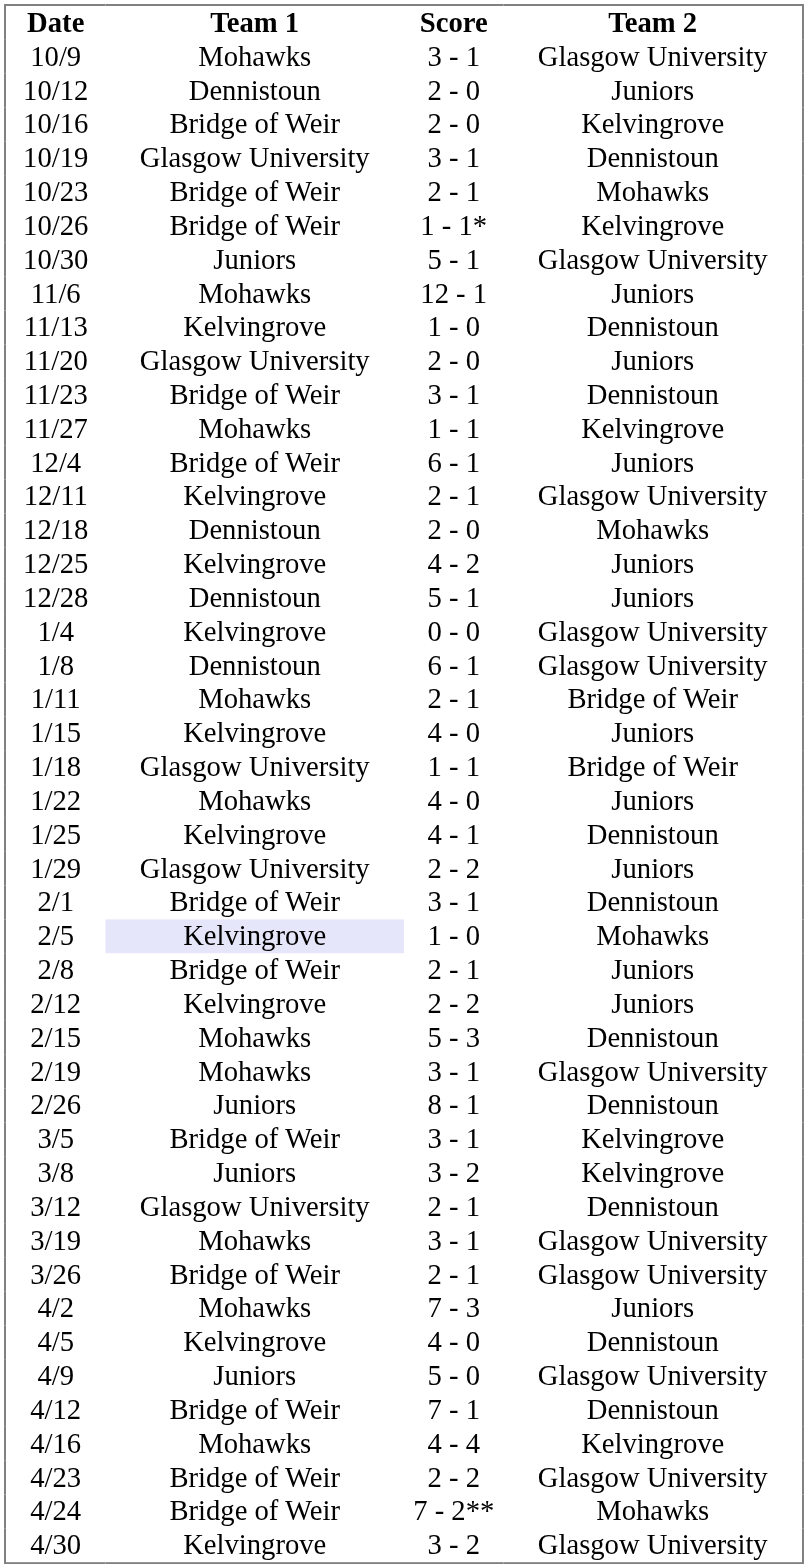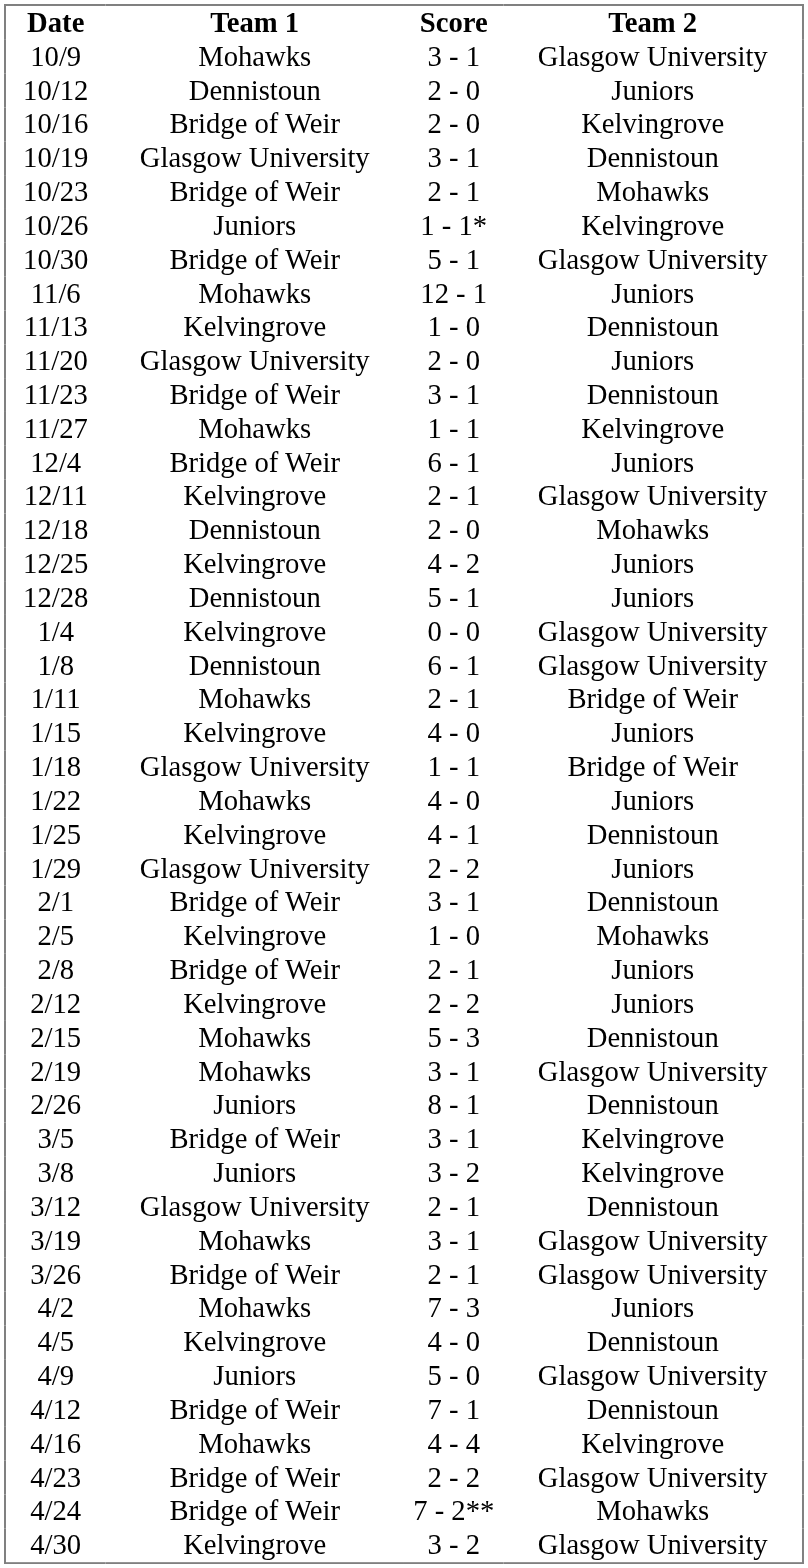(255, 225) Bridge of Weir -> (255, 225) Juniors
(255, 259) Juniors -> (255, 259) Bridge of Weir
(255, 935) lavender background -> (255, 935) no background
